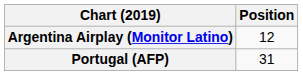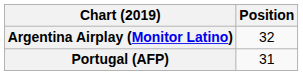(267, 37) 12 -> (267, 37) 32
